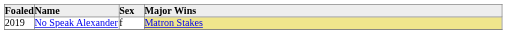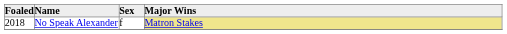(15, 23) 2019 -> (15, 23) 2018
